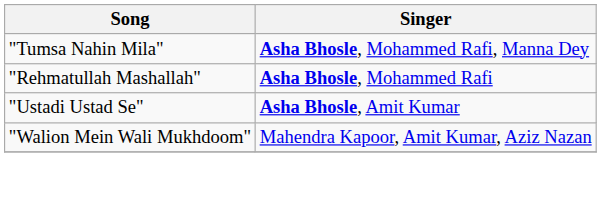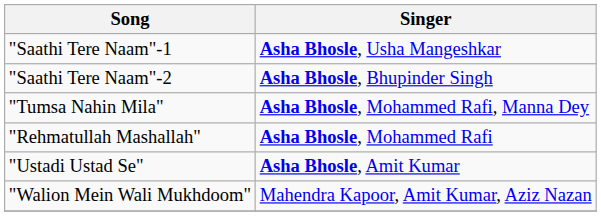+ row: (90, 48)
+ row: (90, 78)
